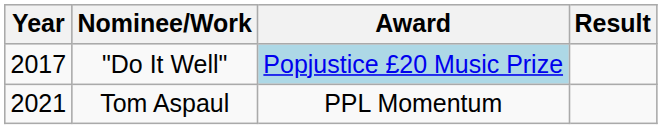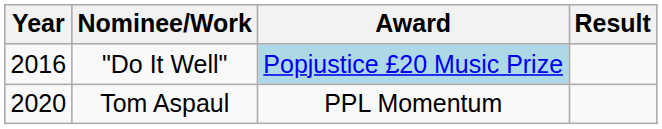(38, 63) 2017 -> (38, 63) 2016
(38, 103) 2021 -> (38, 103) 2020
